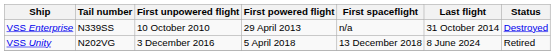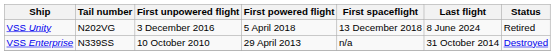rows swapped: (40, 27) <-> (29, 43)
